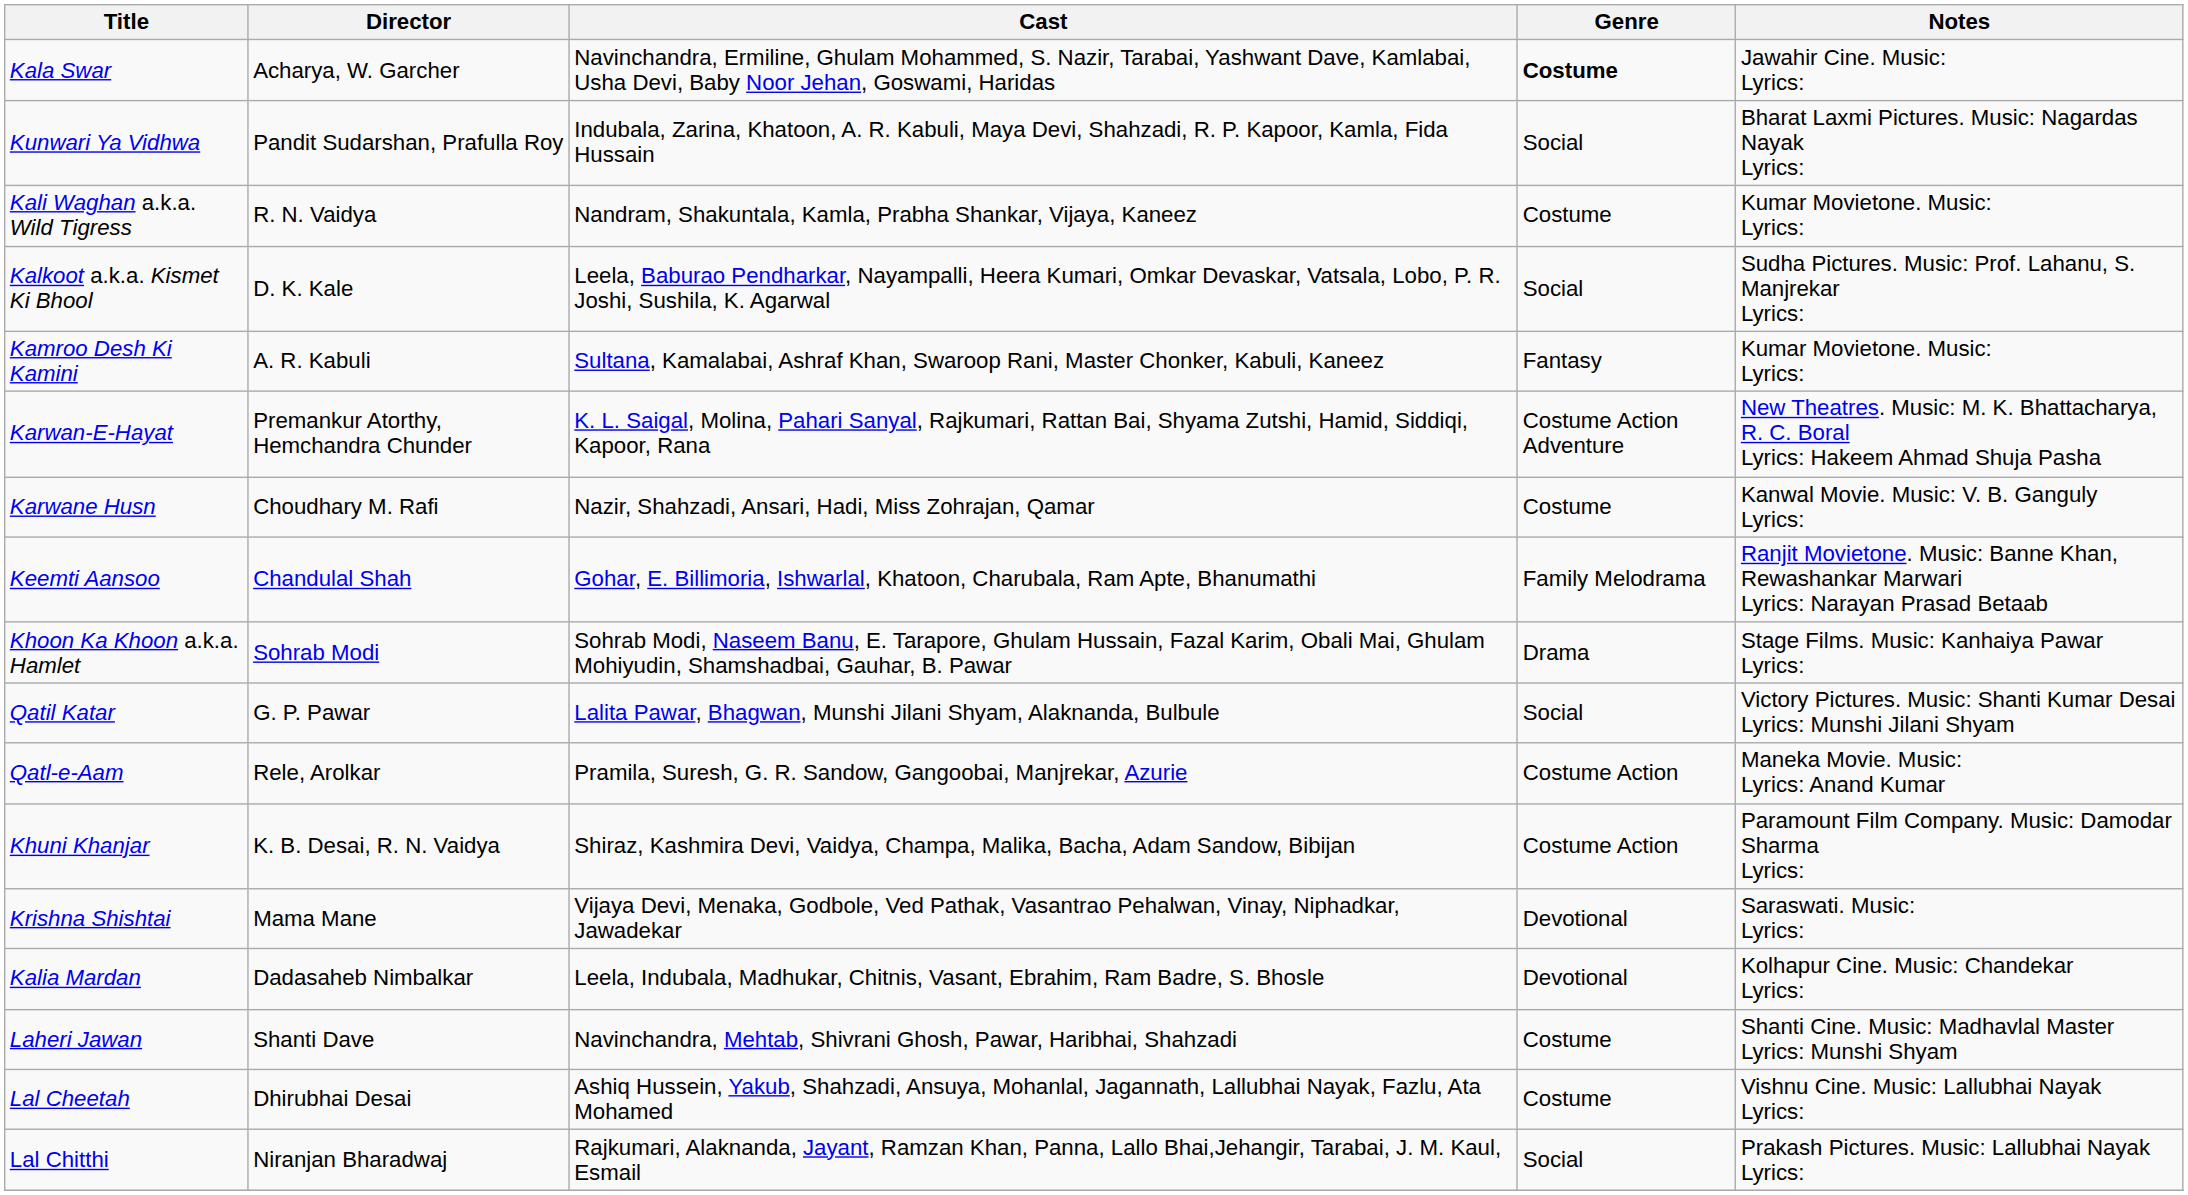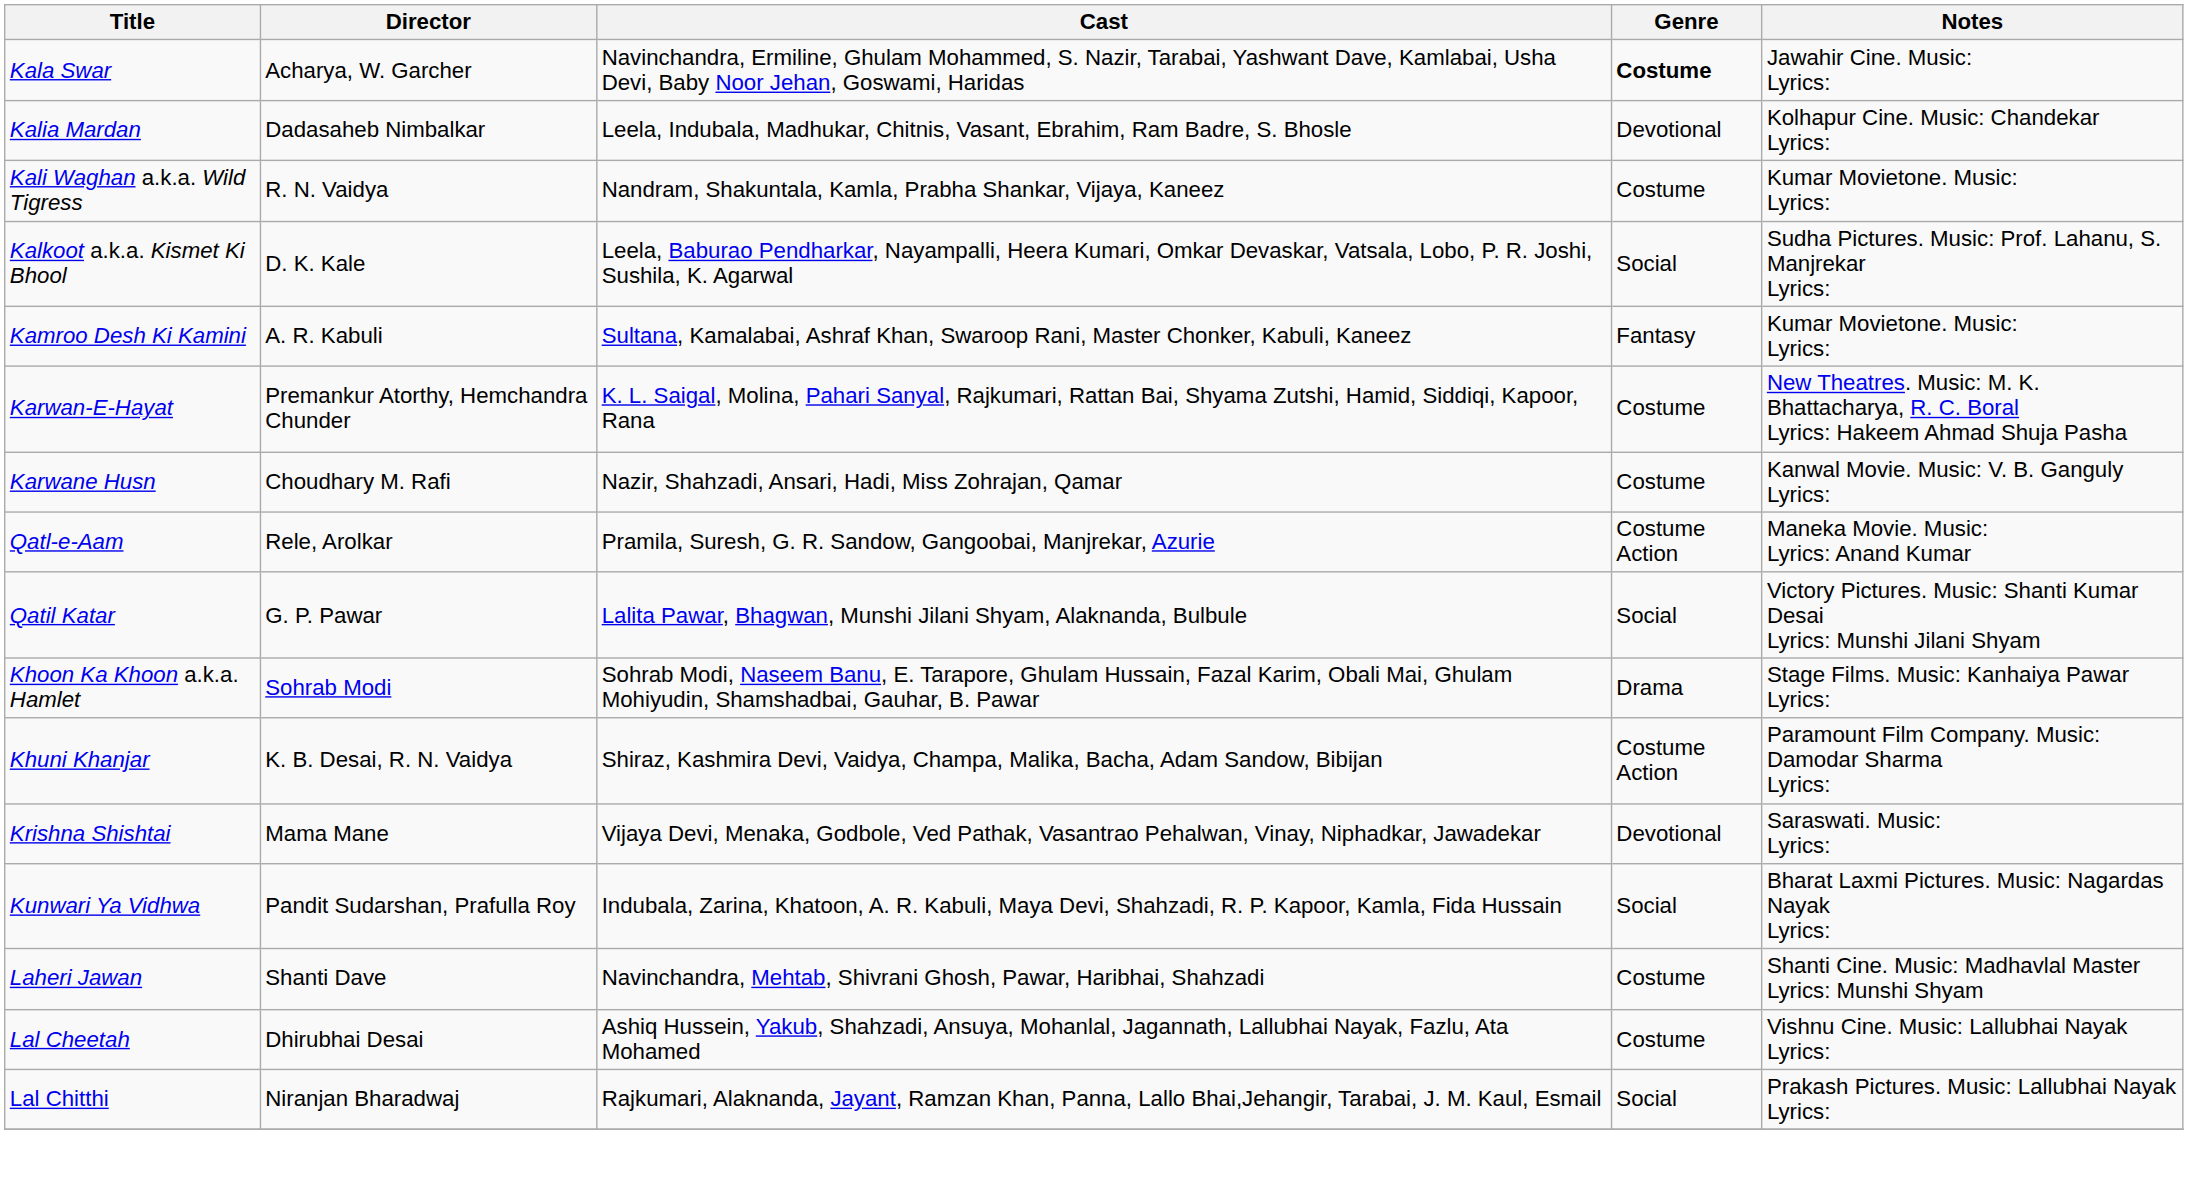rows swapped: (75, 978) <-> (105, 142)
(1601, 433) Costume Action Adventure -> (1661, 408) Costume
- row: (85, 579)
rows swapped: (124, 652) <-> (67, 772)
